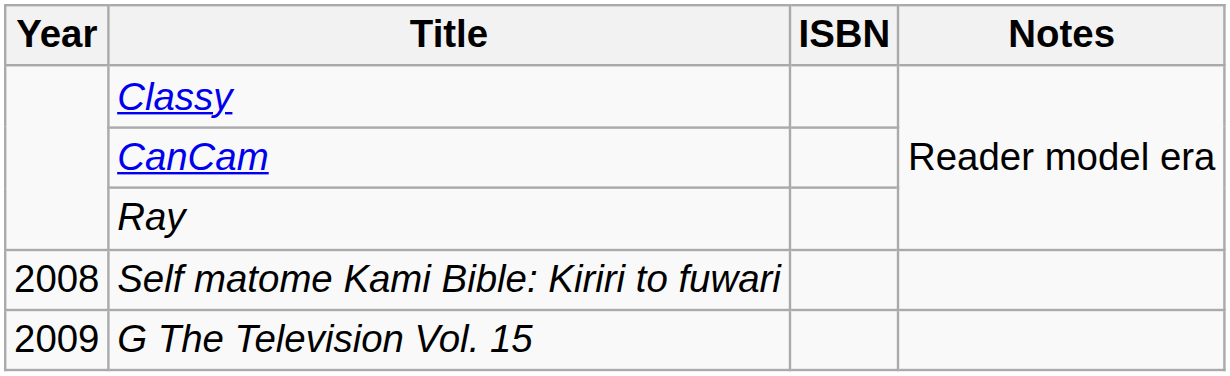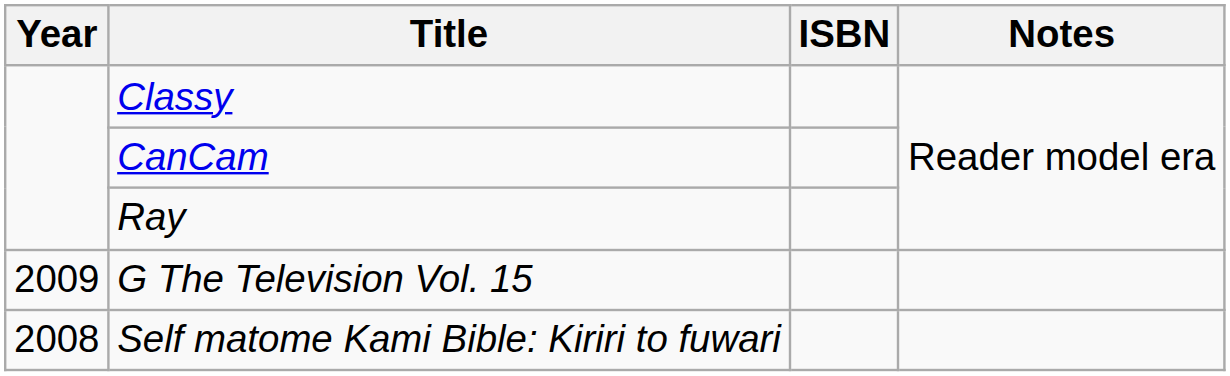rows swapped: (449, 278) <-> (325, 339)
